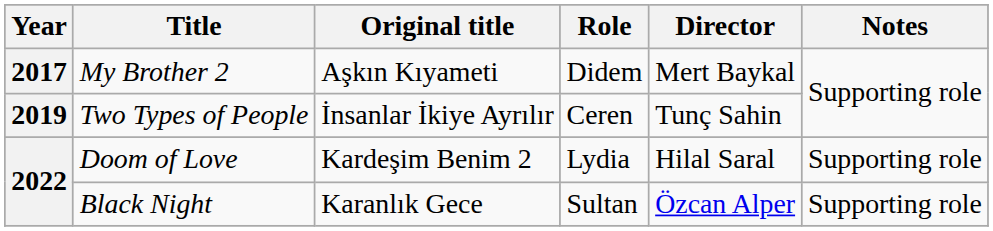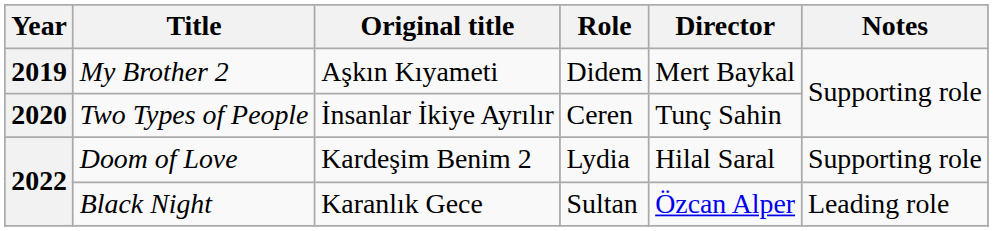(39, 70) 2017 -> (39, 70) 2019
(39, 114) 2019 -> (39, 114) 2020
(895, 203) Supporting role -> (879, 203) Leading role
